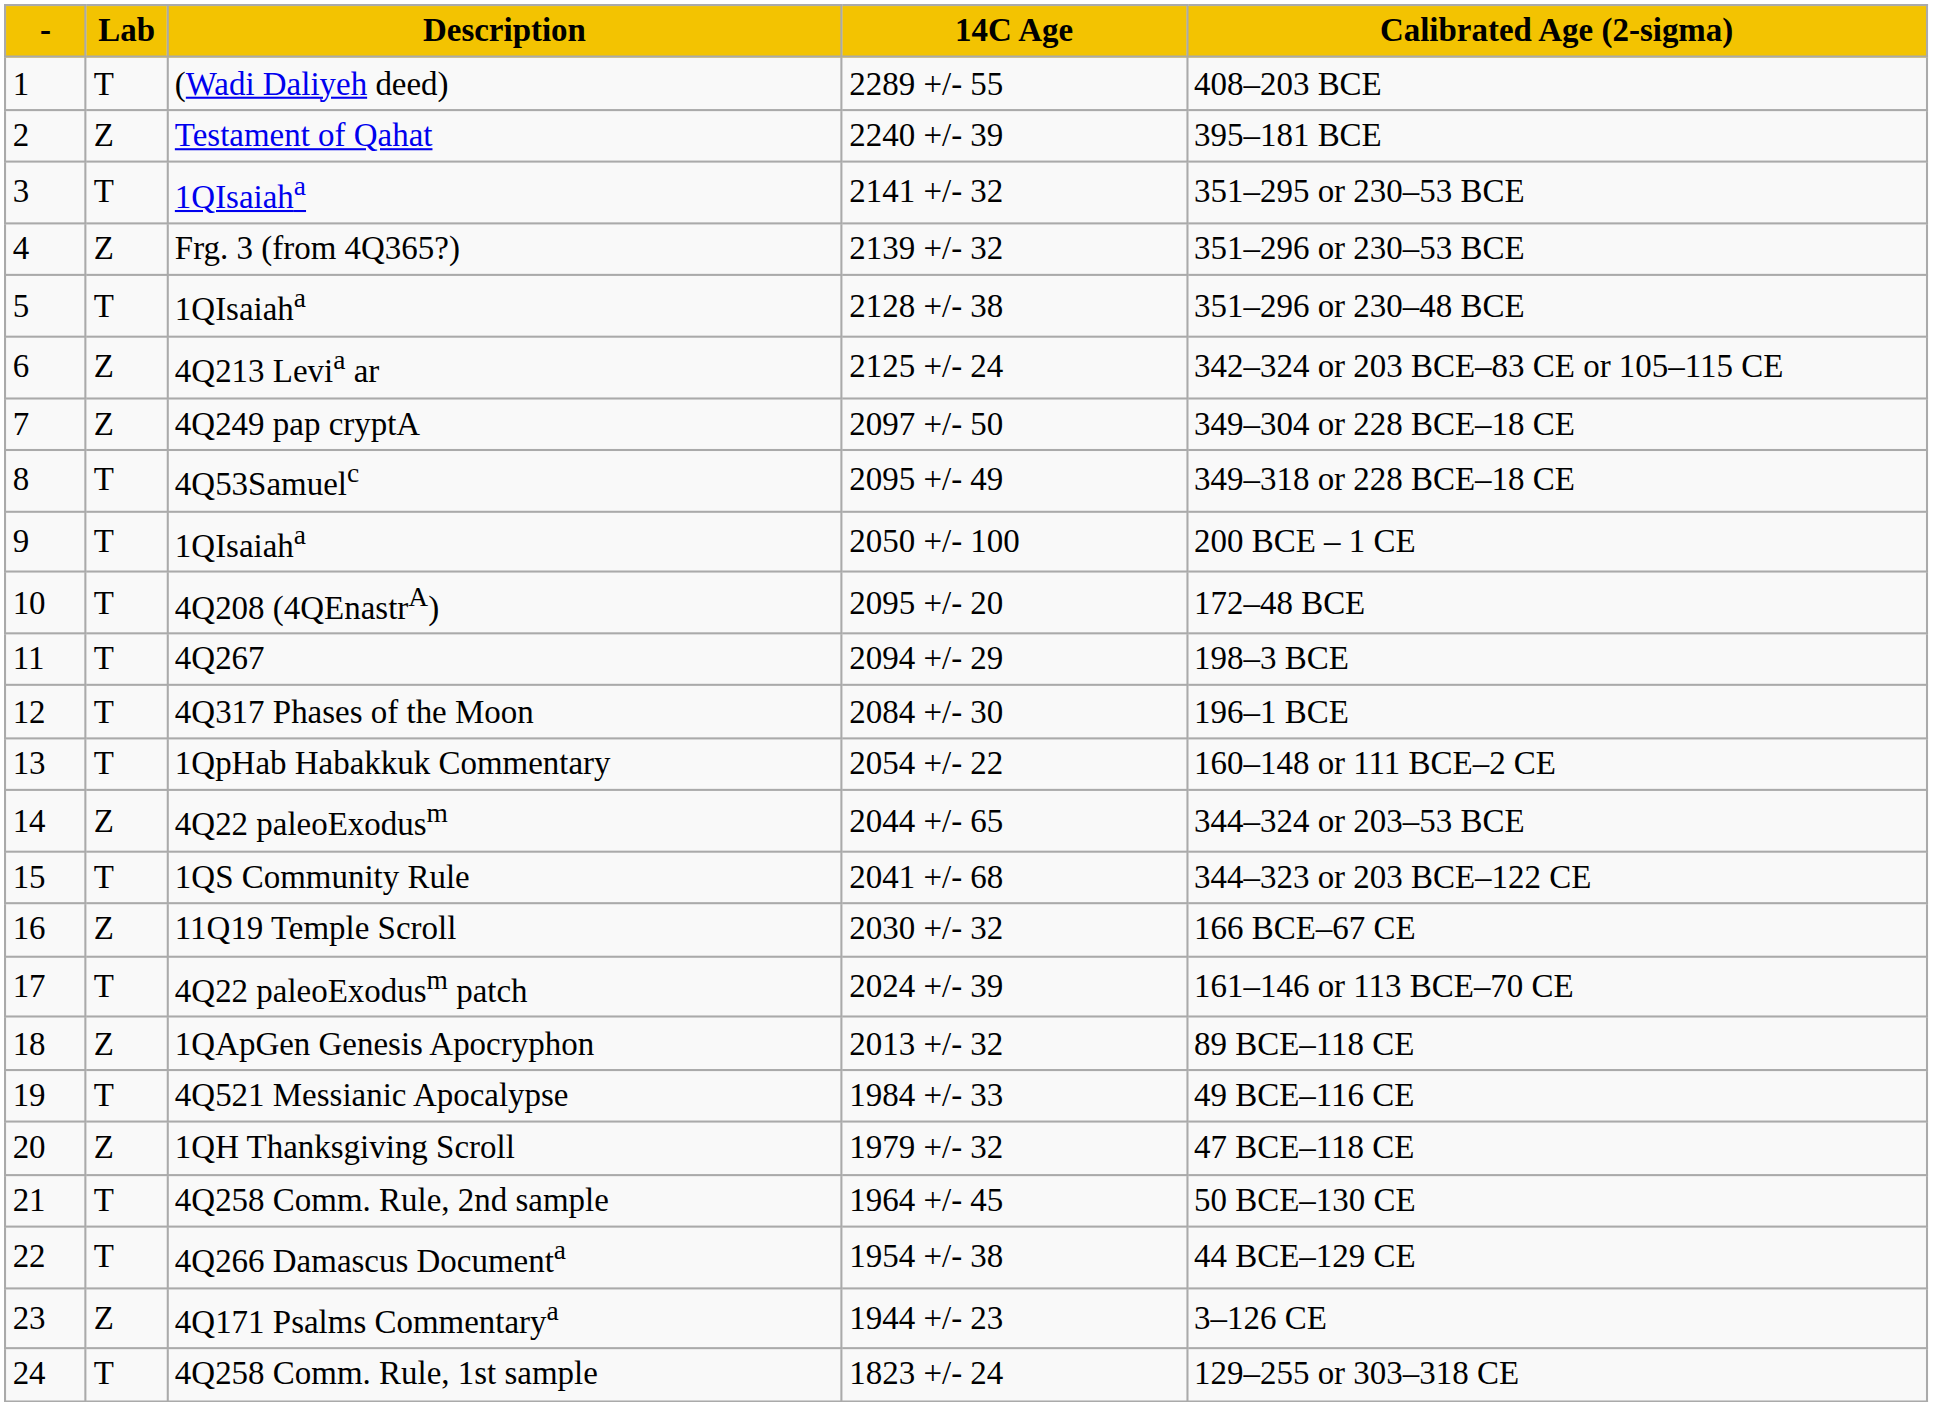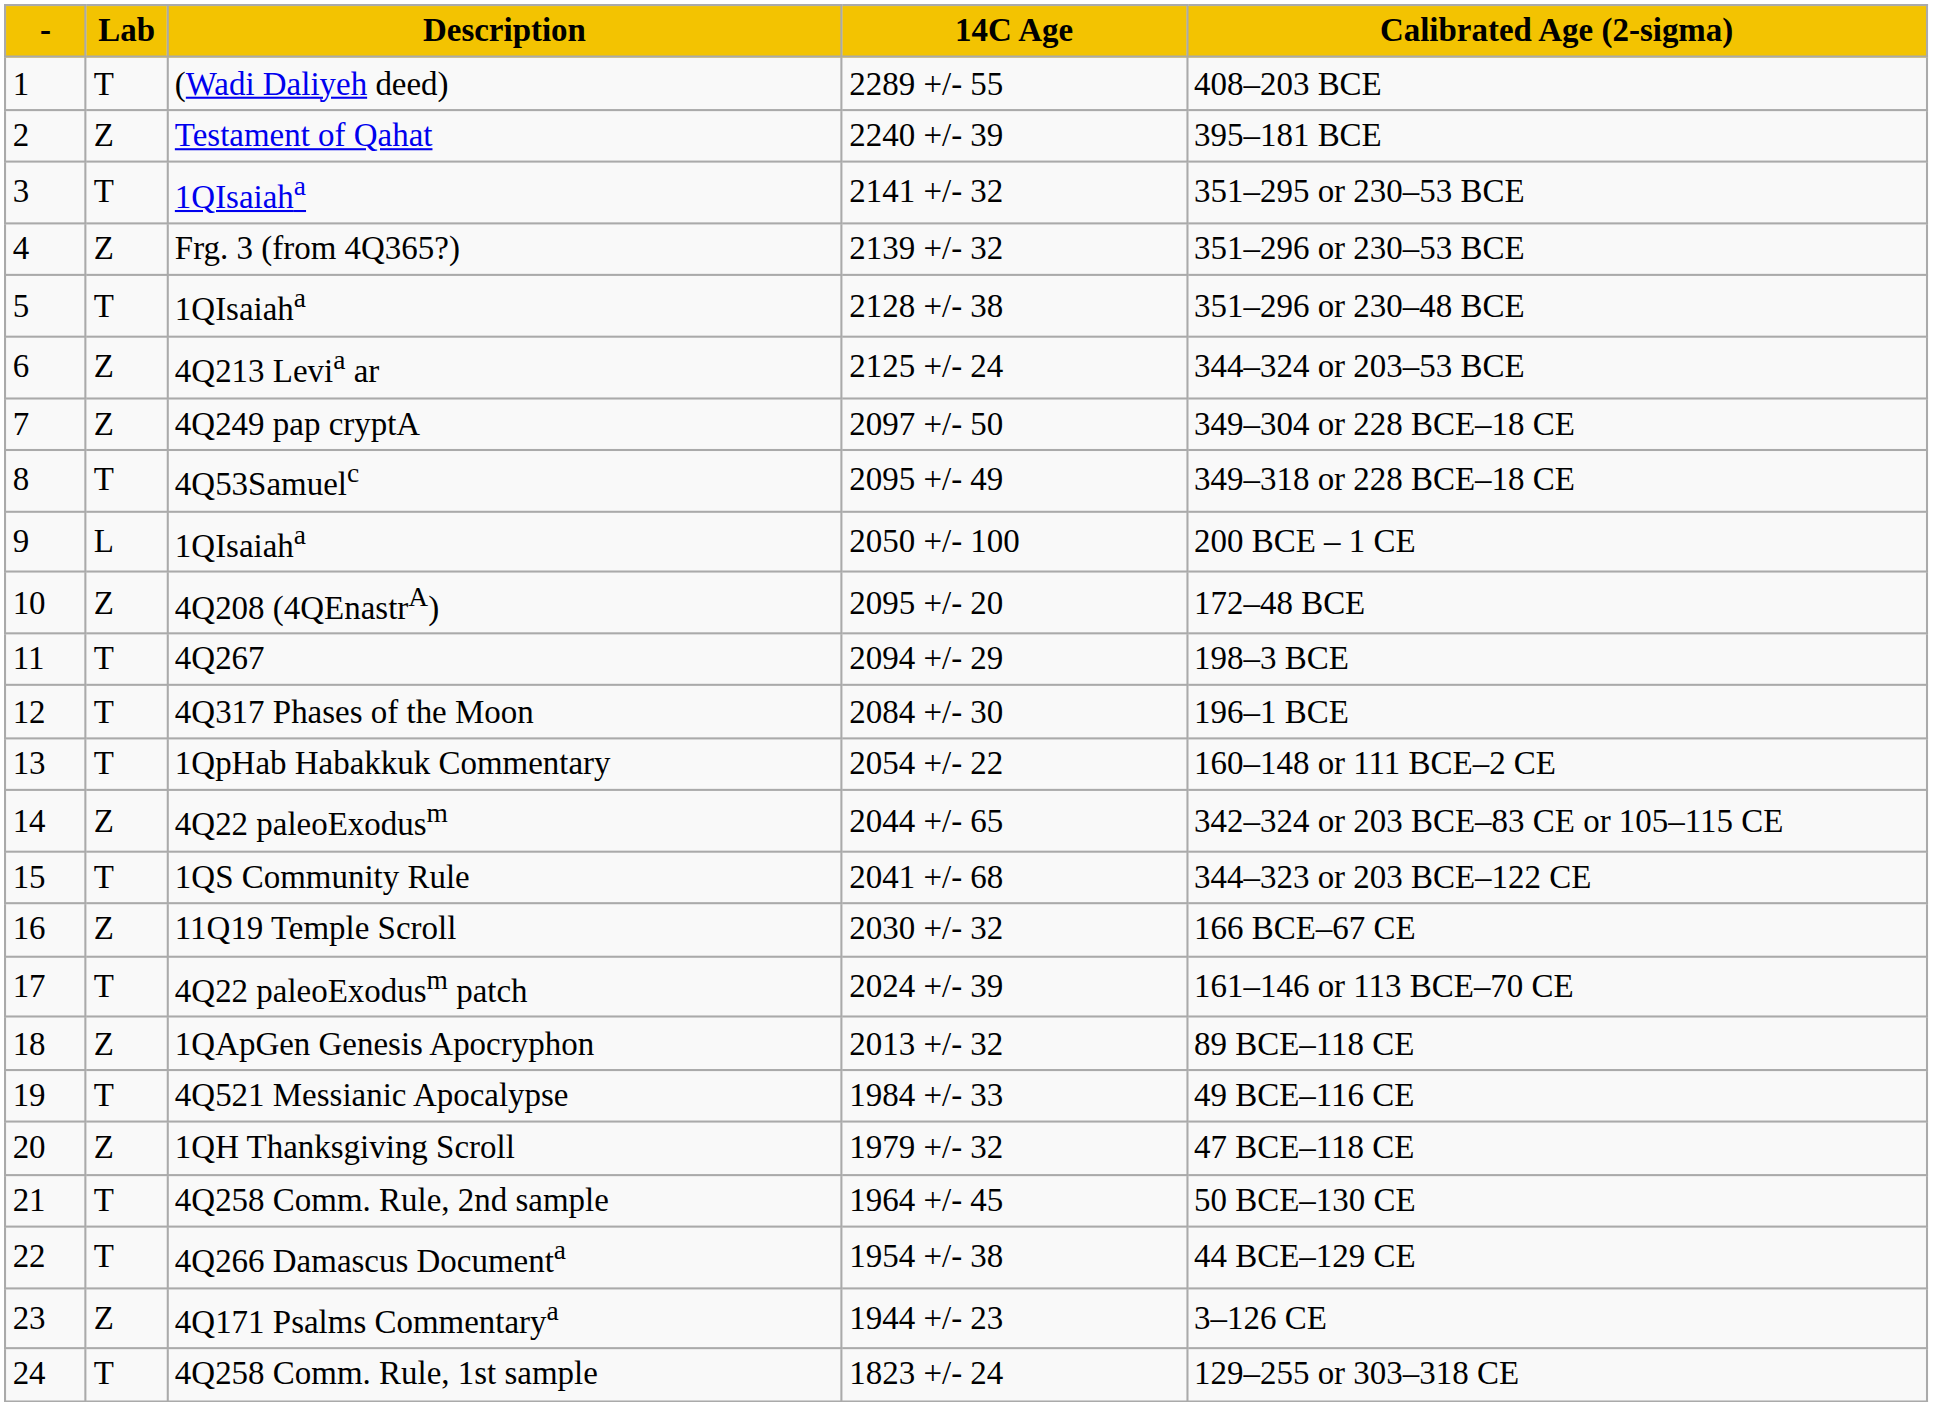(1489, 366) 342–324 or 203 BCE–83 CE or 105–115 CE -> (1359, 366) 344–324 or 203–53 BCE
(104, 541) T -> (104, 541) L
(104, 602) T -> (104, 602) Z
(1359, 820) 344–324 or 203–53 BCE -> (1489, 820) 342–324 or 203 BCE–83 CE or 105–115 CE
